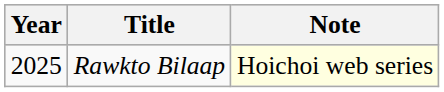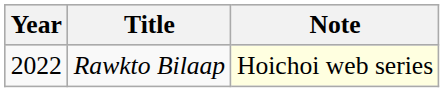(36, 65) 2025 -> (36, 65) 2022
